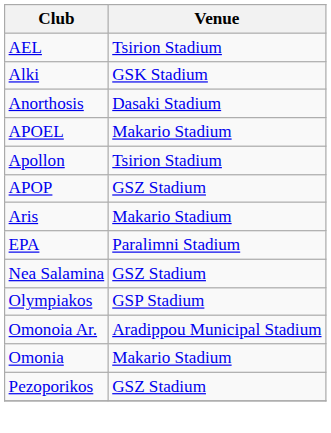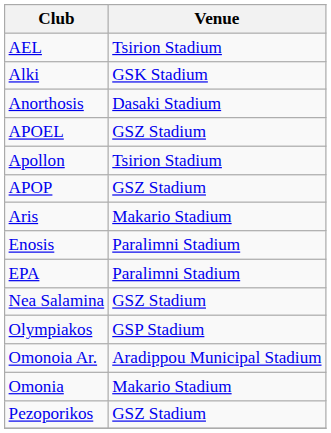(172, 132) Makario Stadium -> (159, 132) GSZ Stadium
+ row: (31, 245)
